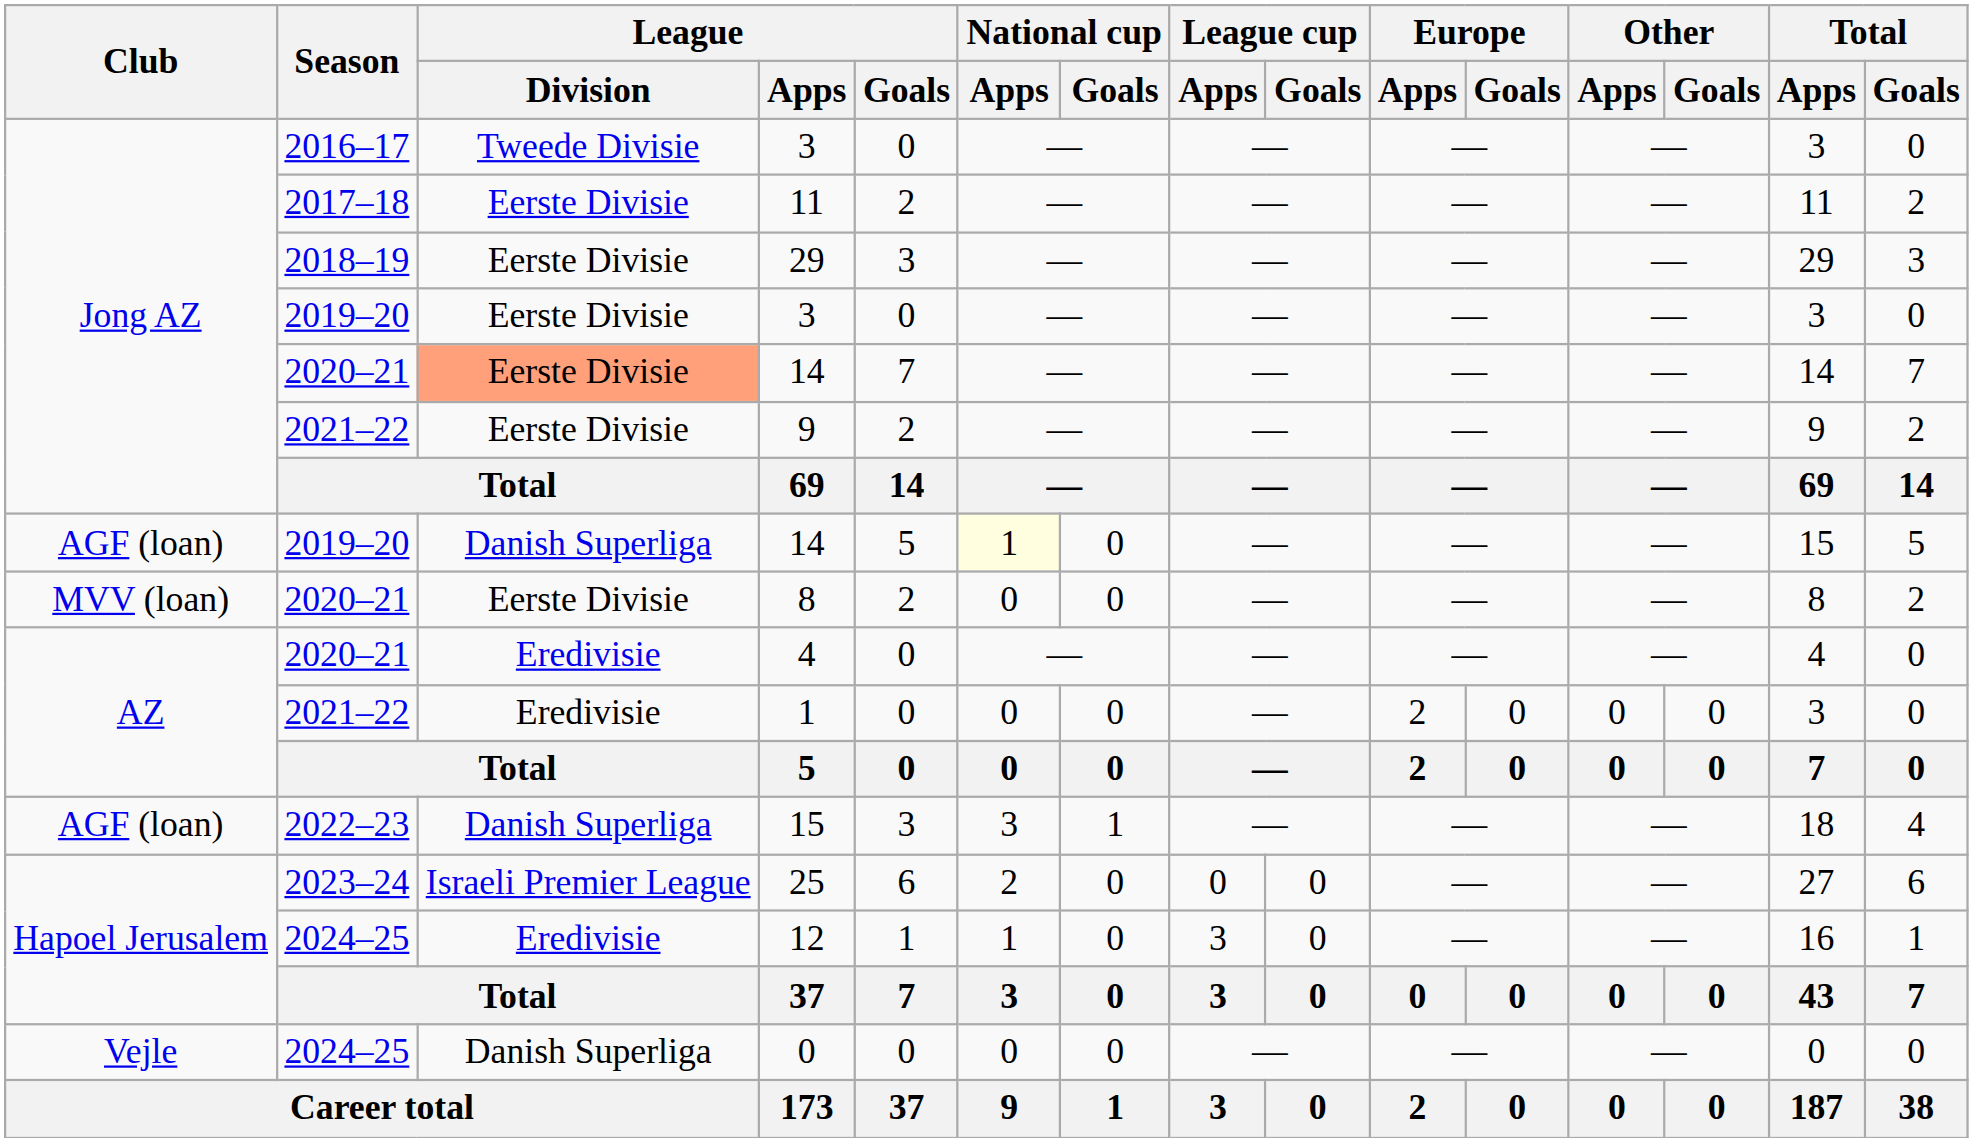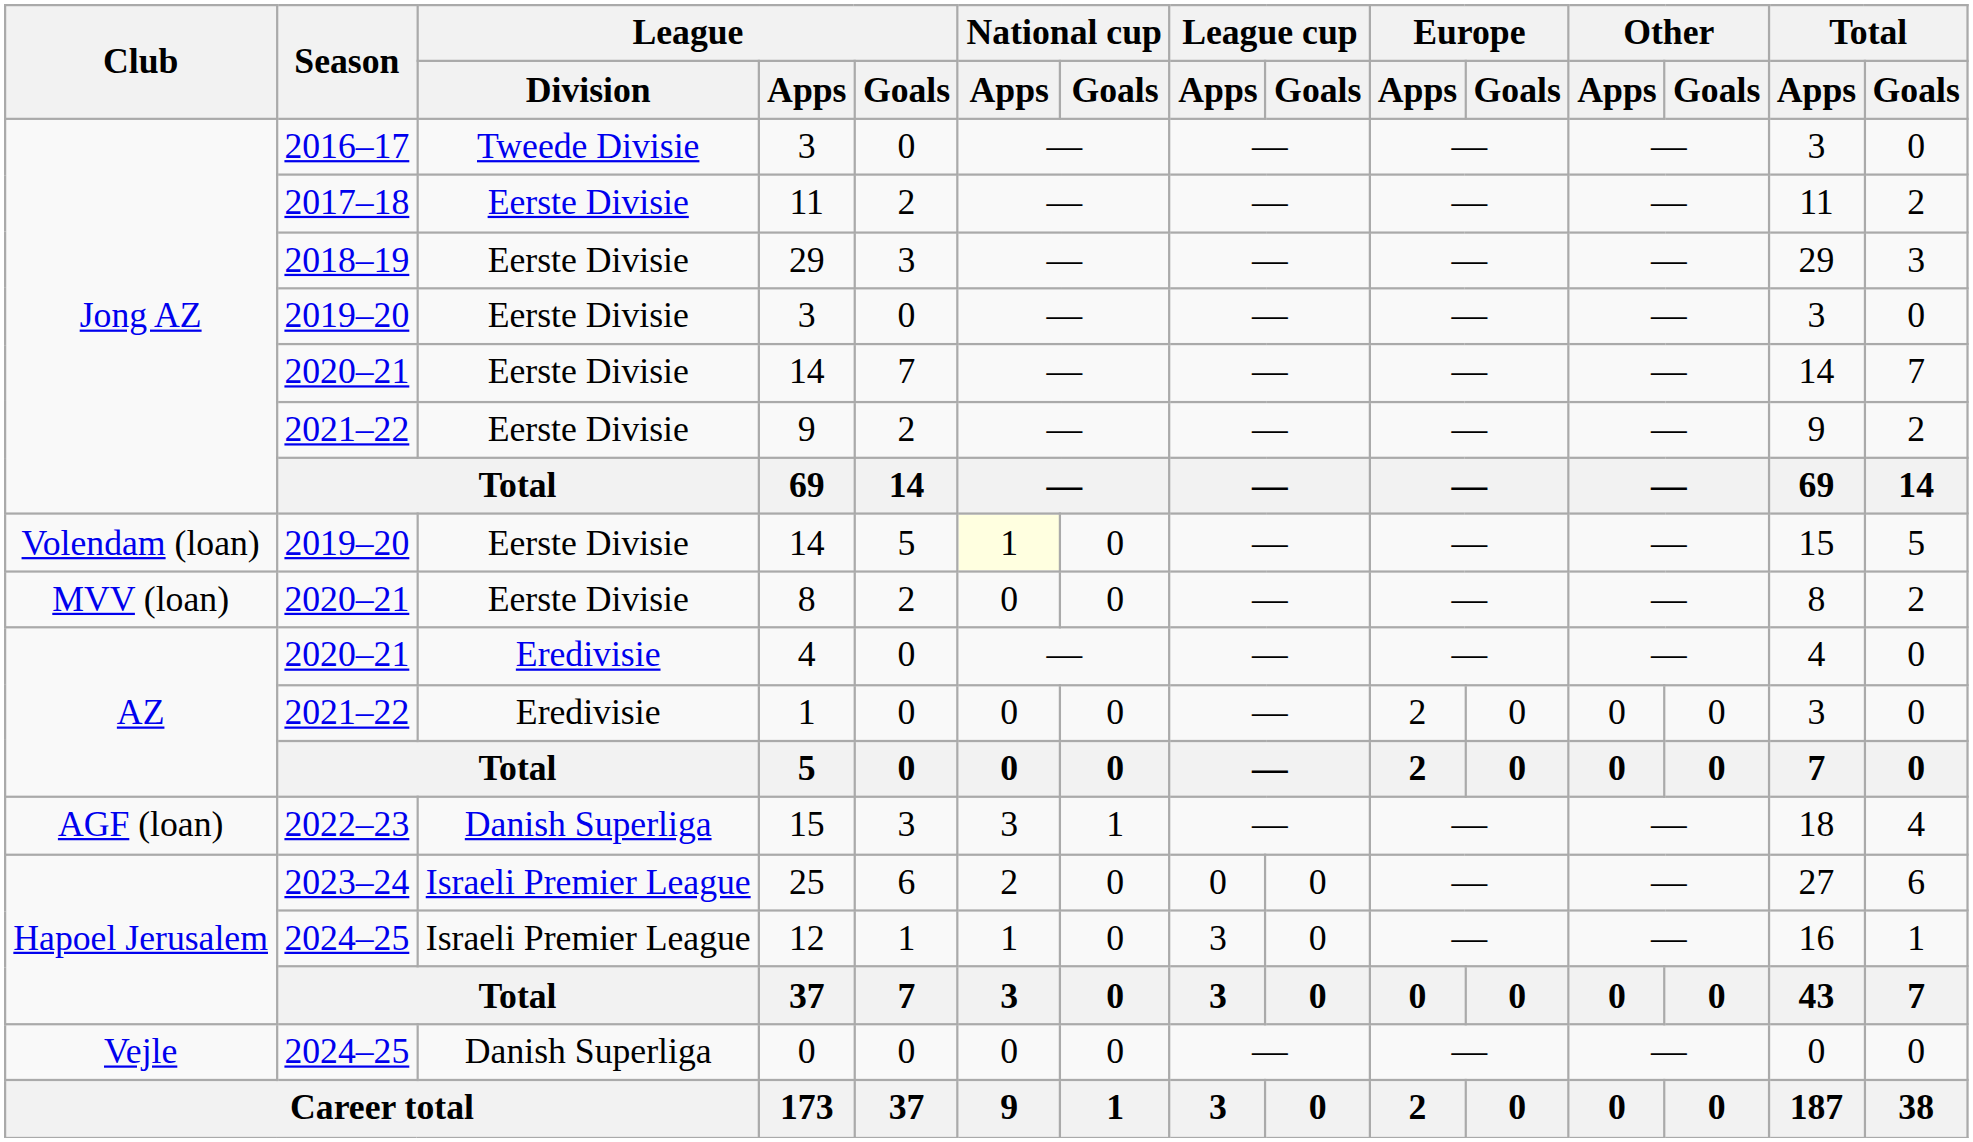(588, 372) lightsalmon background -> (588, 372) no background
(141, 542) AGF (loan) -> (141, 542) Volendam (loan)
(588, 542) Danish Superliga -> (588, 542) Eerste Divisie
(588, 938) Eredivisie -> (588, 938) Israeli Premier League
